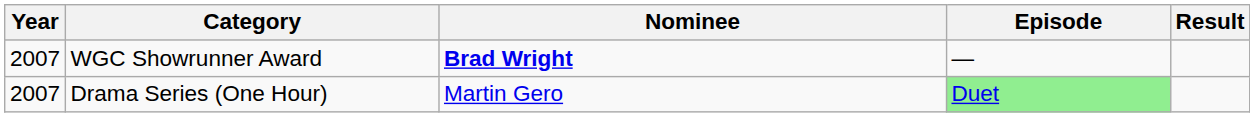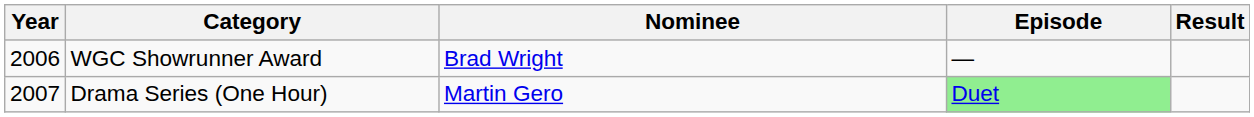(35, 58) 2007 -> (35, 58) 2006
(508, 58) bold -> (503, 58) normal
